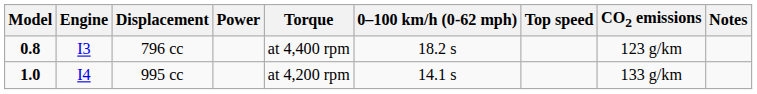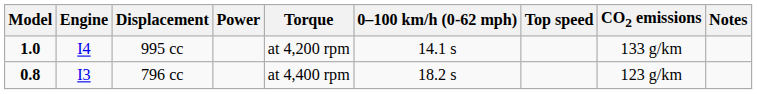rows swapped: (162, 49) <-> (162, 75)
